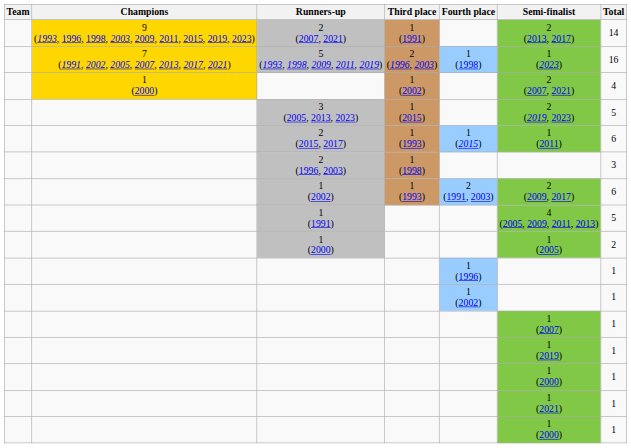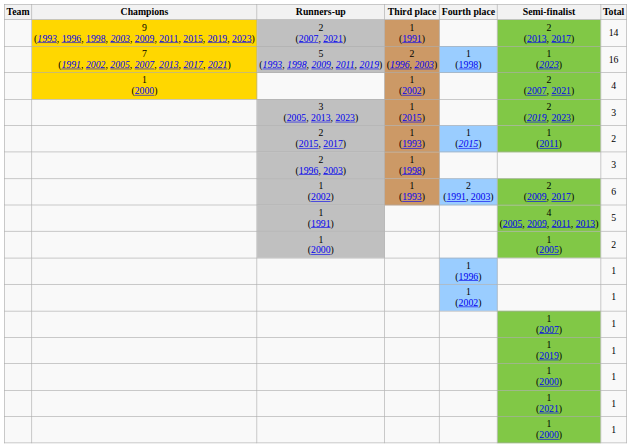(614, 112) 5 -> (614, 112) 3
(614, 139) 6 -> (614, 139) 2
